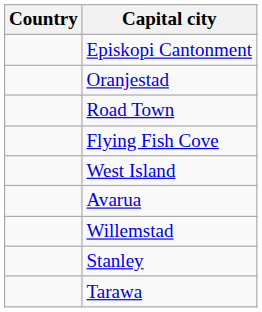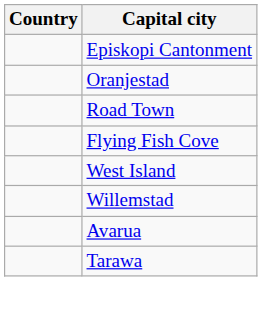rows swapped: (114, 200) <-> (130, 230)
- row: (115, 261)
